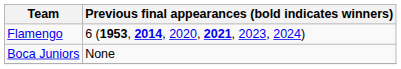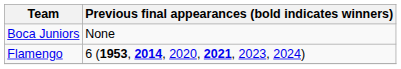rows swapped: (35, 34) <-> (43, 53)
